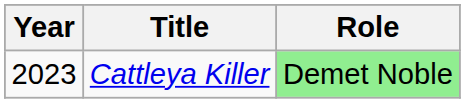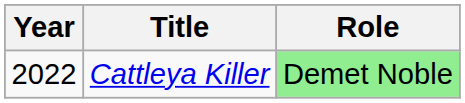(44, 73) 2023 -> (44, 73) 2022
